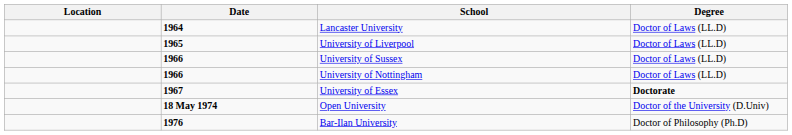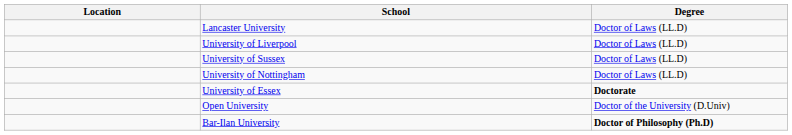- column: (239, 12)
(690, 122) normal -> (654, 122) bold
